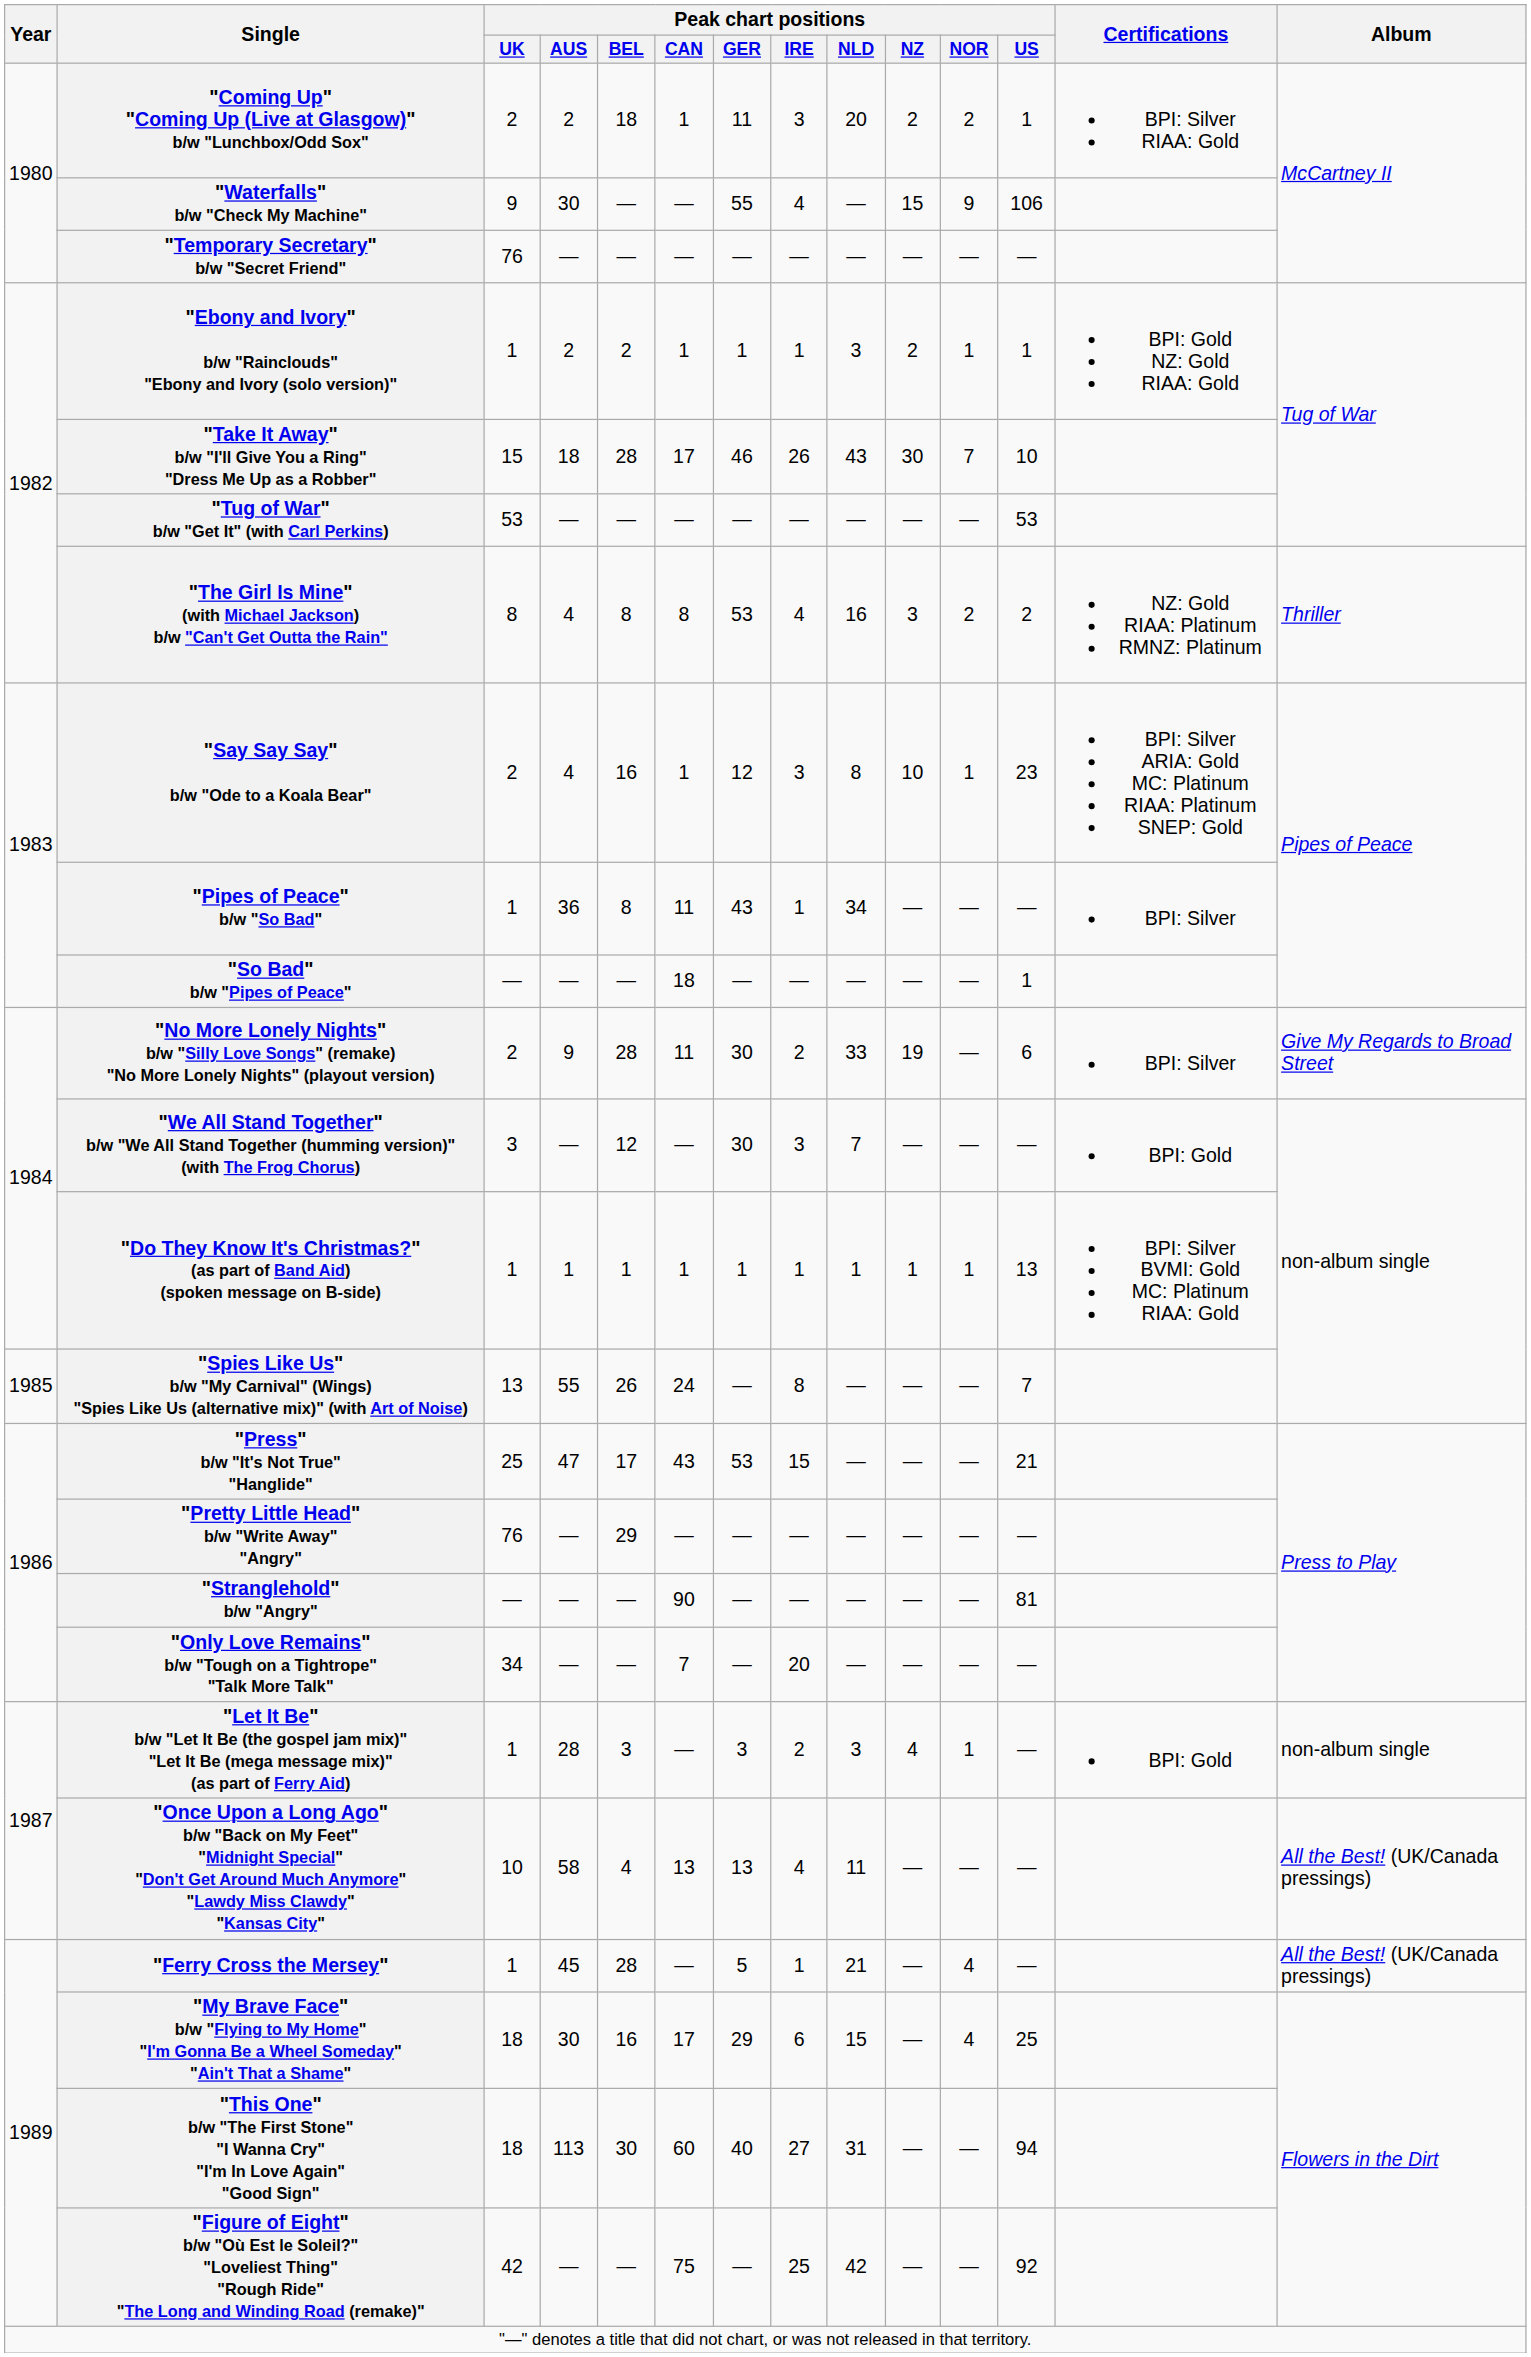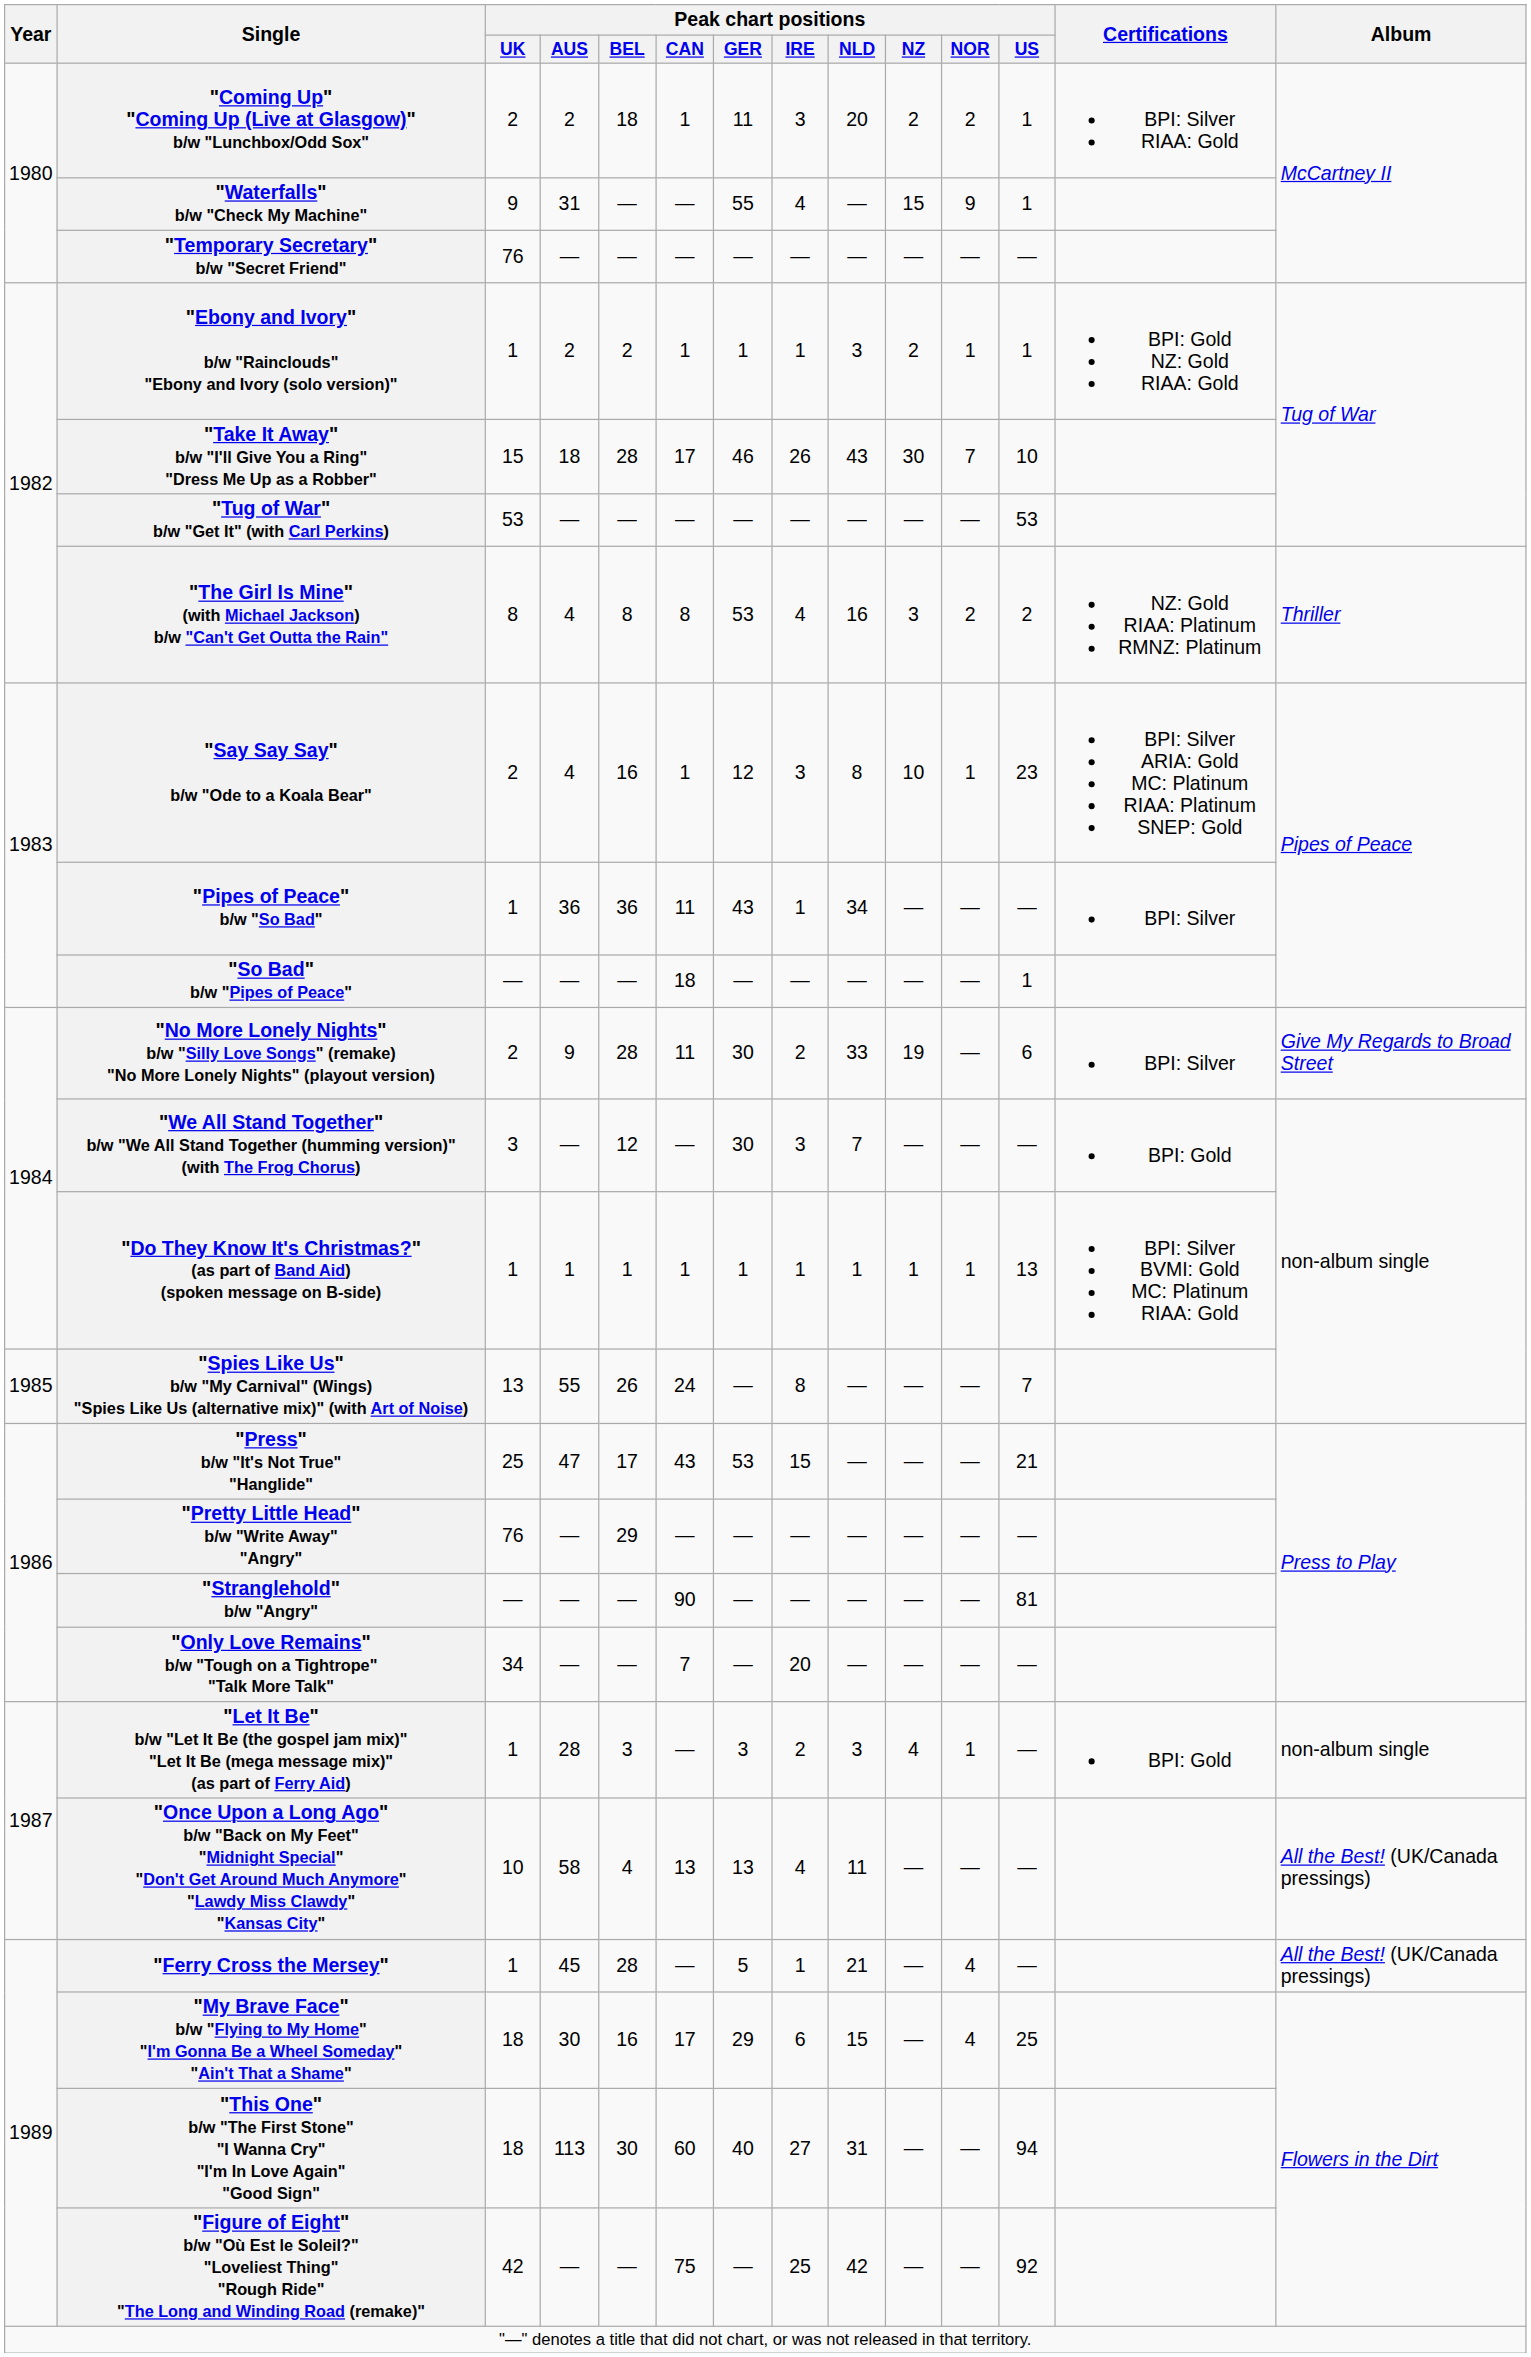(569, 203) 30 -> (569, 203) 31
(1027, 203) 106 -> (1027, 203) 1
(626, 908) 8 -> (627, 908) 36
